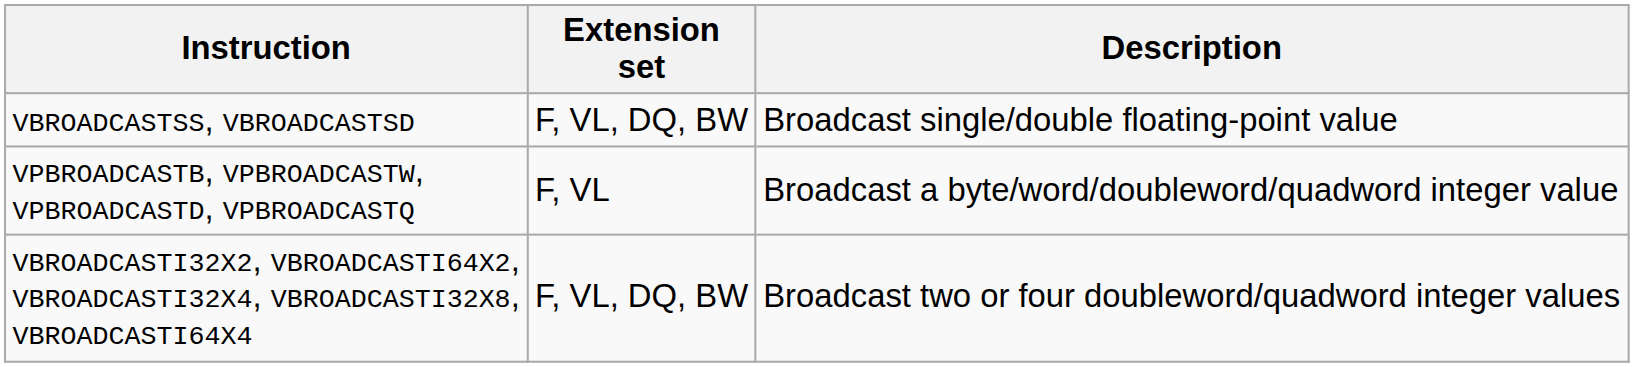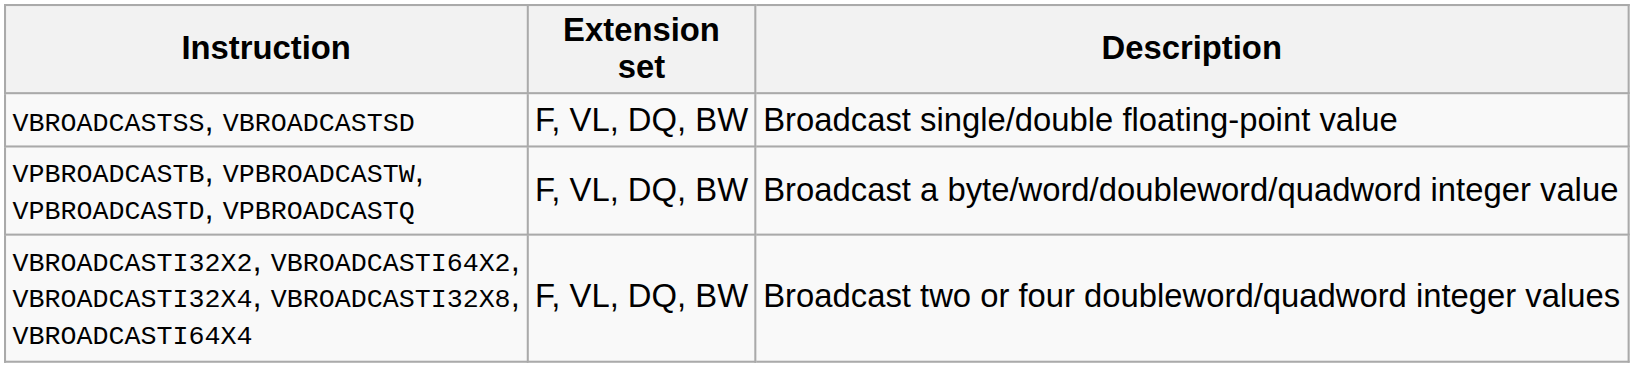(572, 189) F, VL -> (642, 189) F, VL, DQ, BW
